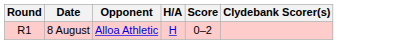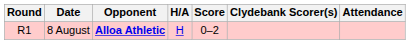+ column: (373, 13)
(127, 30) normal -> (130, 30) bold
